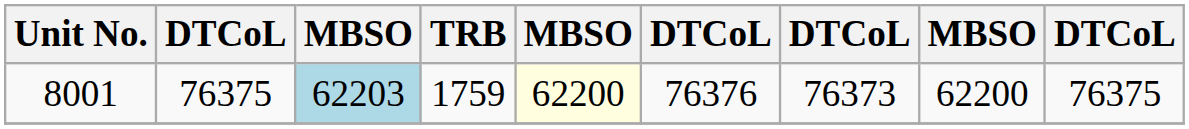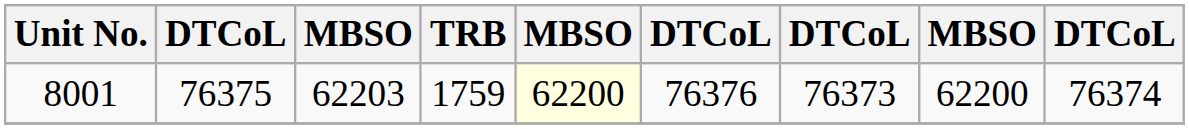(358, 92) lightblue background -> (358, 92) no background
(1115, 92) 76375 -> (1115, 92) 76374
